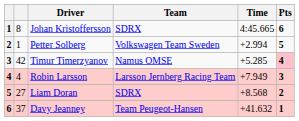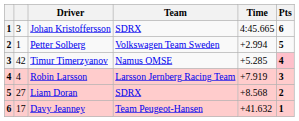(18, 28) 8 -> (18, 28) 3
(254, 76) +7.949 -> (254, 76) +7.919
(21, 108) 37 -> (21, 108) 17
